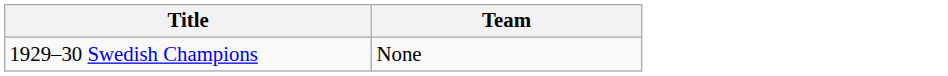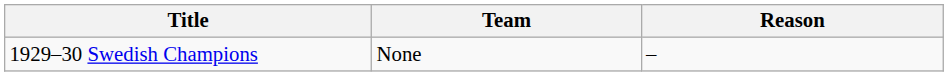+ column: (792, 20)
